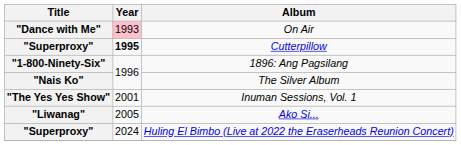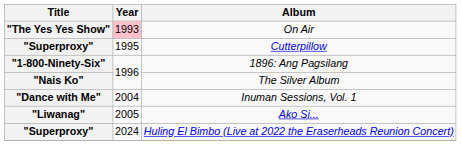(58, 30) "Dance with Me" -> (58, 30) "The Yes Yes Show"
(127, 47) bold -> (127, 47) normal
(58, 98) "The Yes Yes Show" -> (58, 98) "Dance with Me"
(127, 98) 2001 -> (127, 98) 2004
